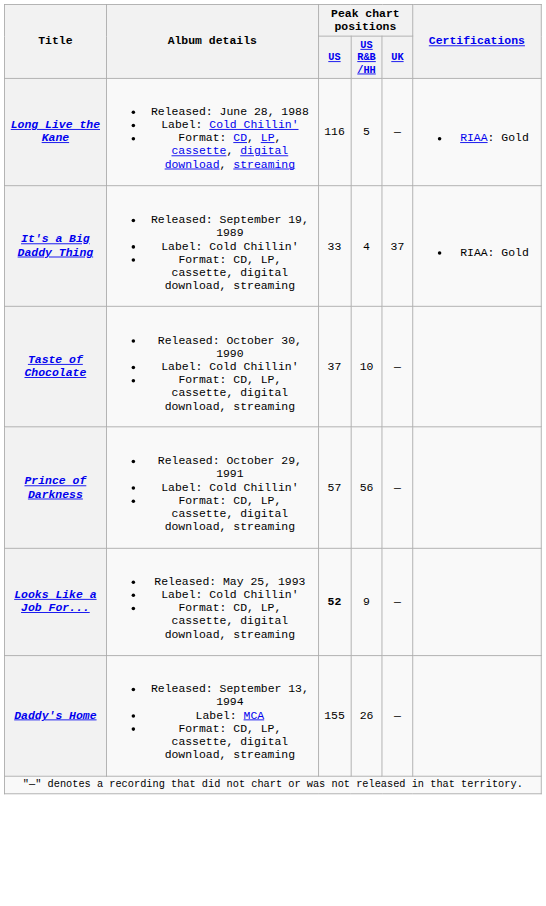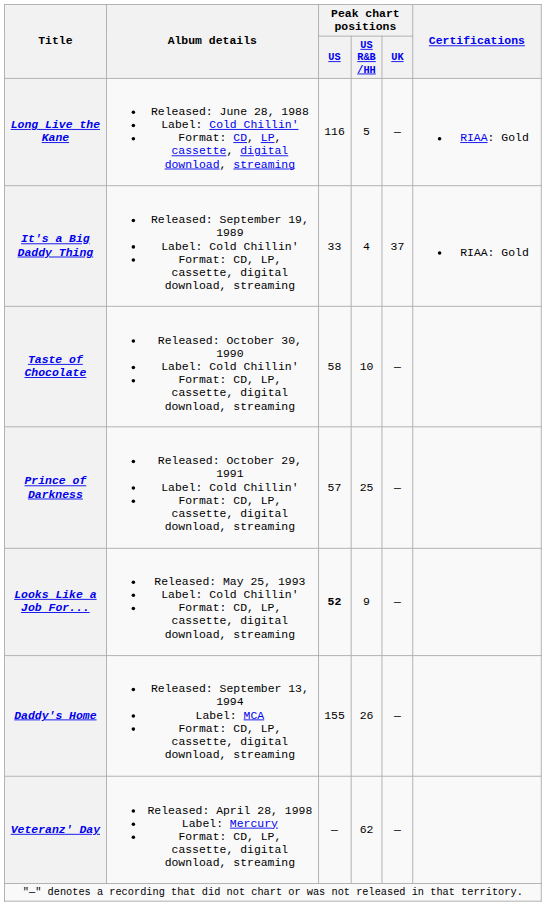(334, 367) 37 -> (334, 367) 58
(367, 488) 56 -> (367, 488) 25
+ row: (55, 830)
